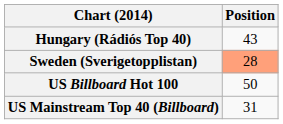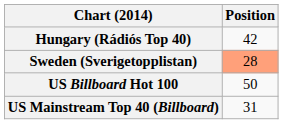(250, 38) 43 -> (250, 38) 42
